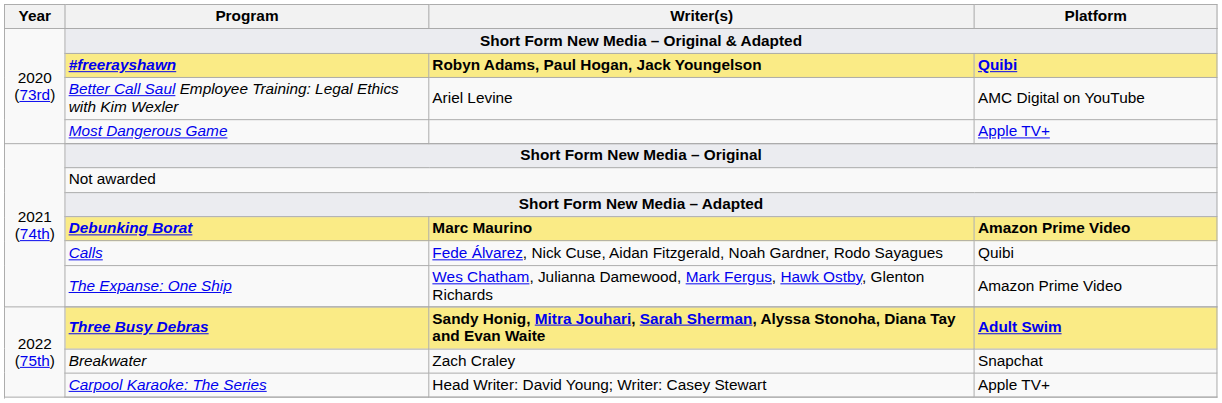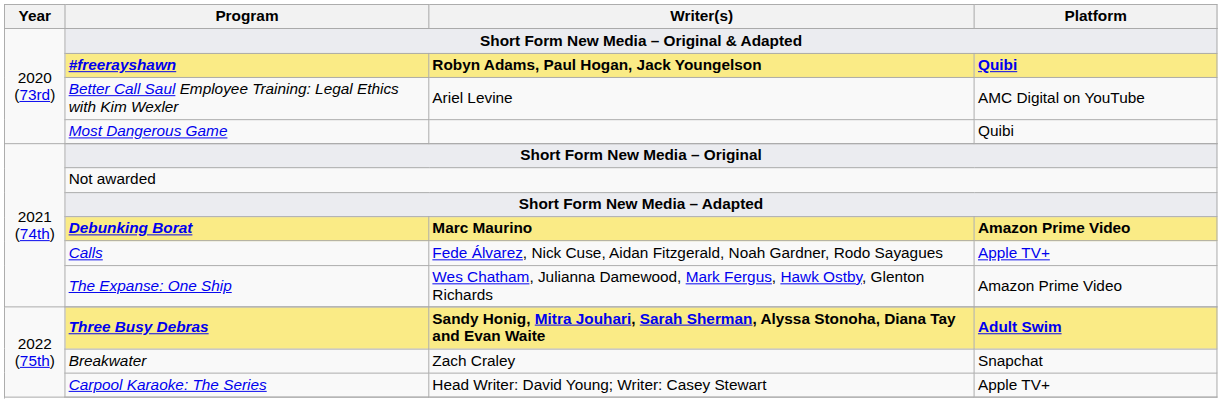(1014, 131) Apple TV+ -> (996, 131) Quibi
(996, 253) Quibi -> (1014, 253) Apple TV+
